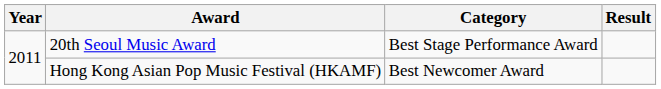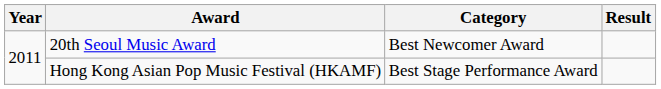(493, 44) Best Stage Performance Award -> (466, 44) Best Newcomer Award
(466, 71) Best Newcomer Award -> (493, 71) Best Stage Performance Award
